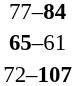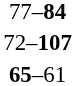rows swapped: (38, 74) <-> (38, 43)
